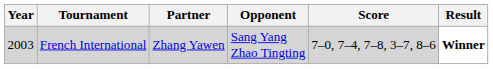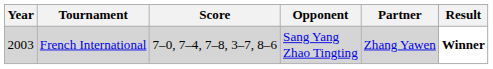columns swapped: (189, 15) <-> (374, 15)
